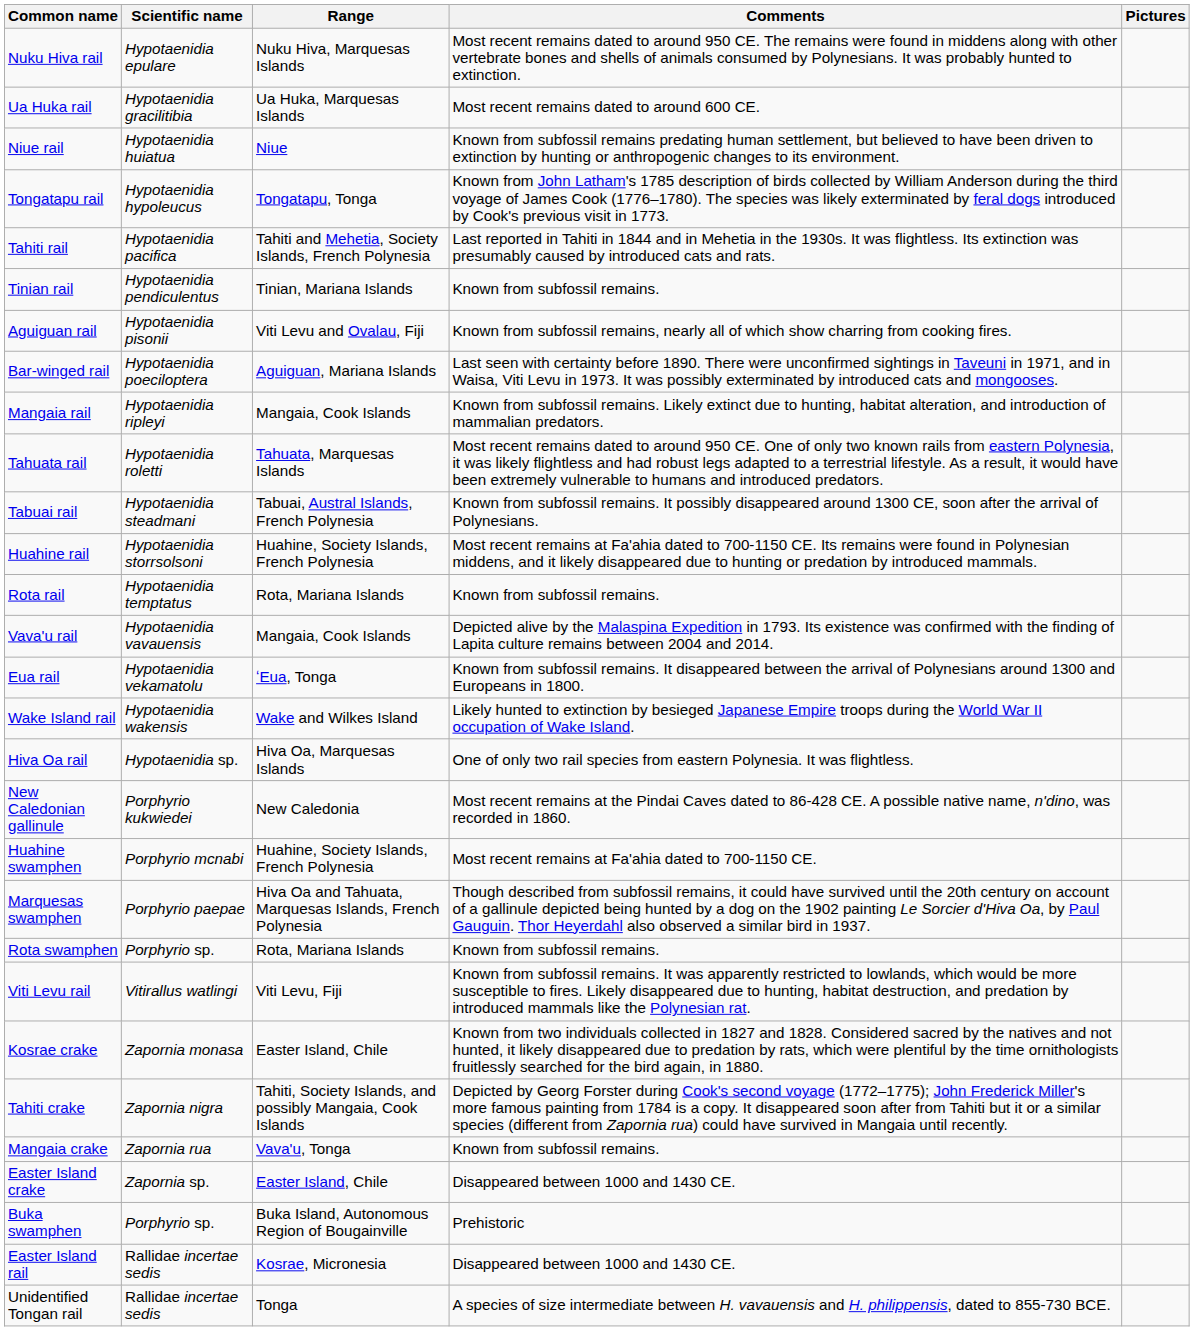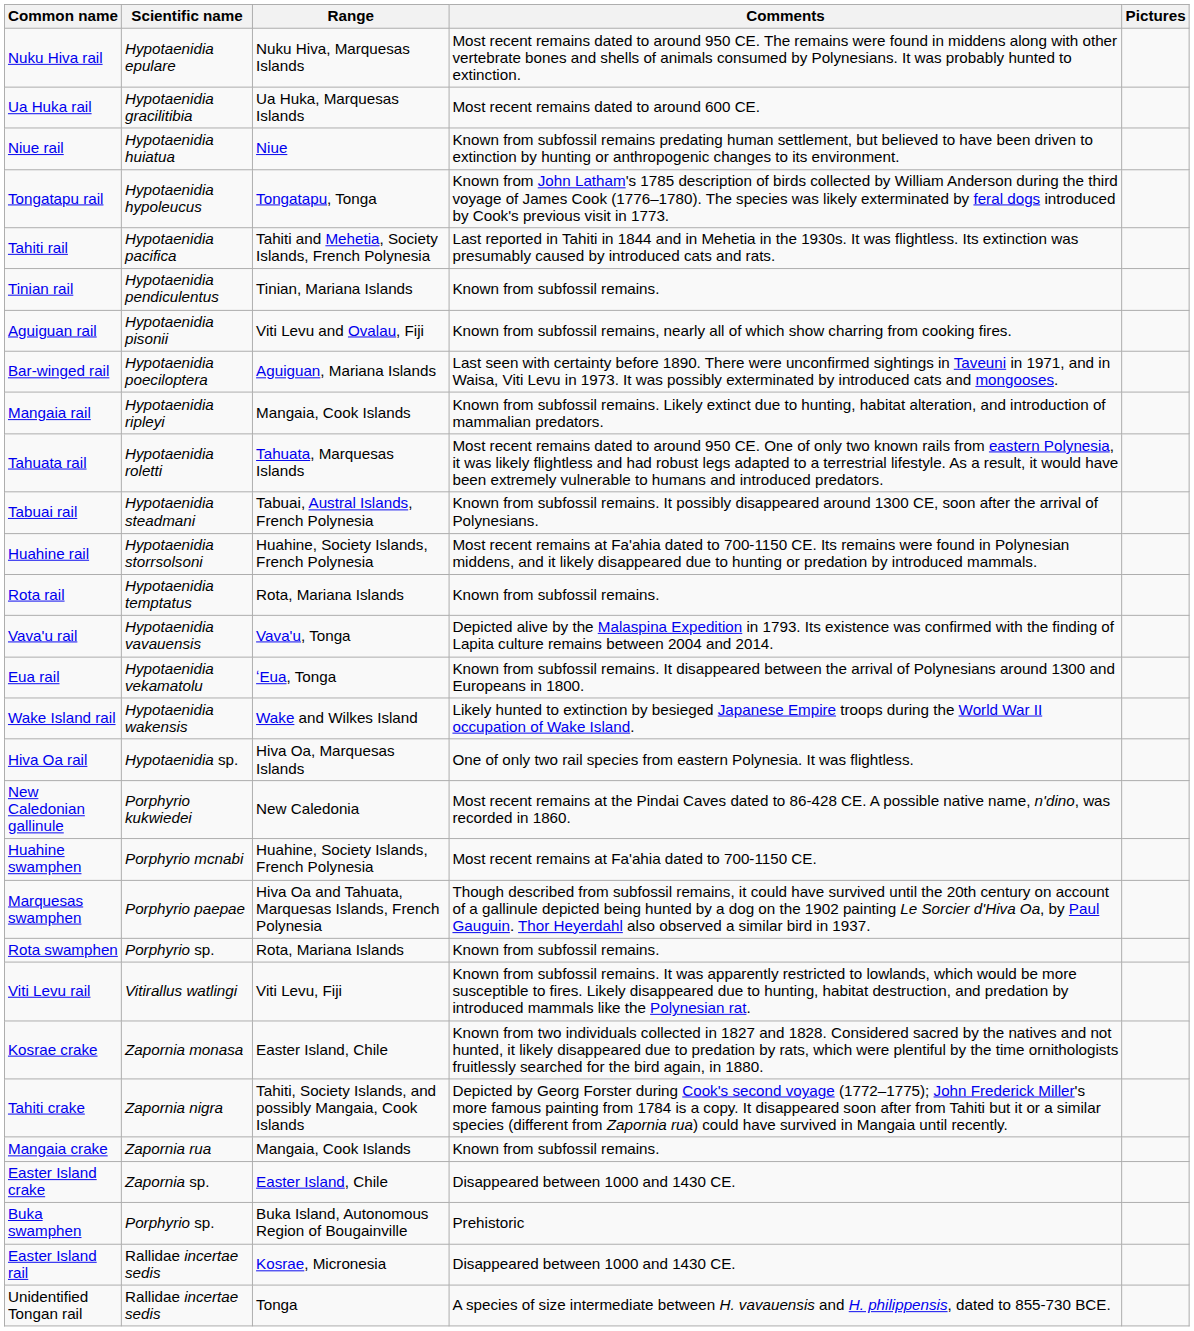(333, 636) Mangaia, Cook Islands -> (303, 636) Vava'u, Tonga
(303, 1149) Vava'u, Tonga -> (333, 1149) Mangaia, Cook Islands
